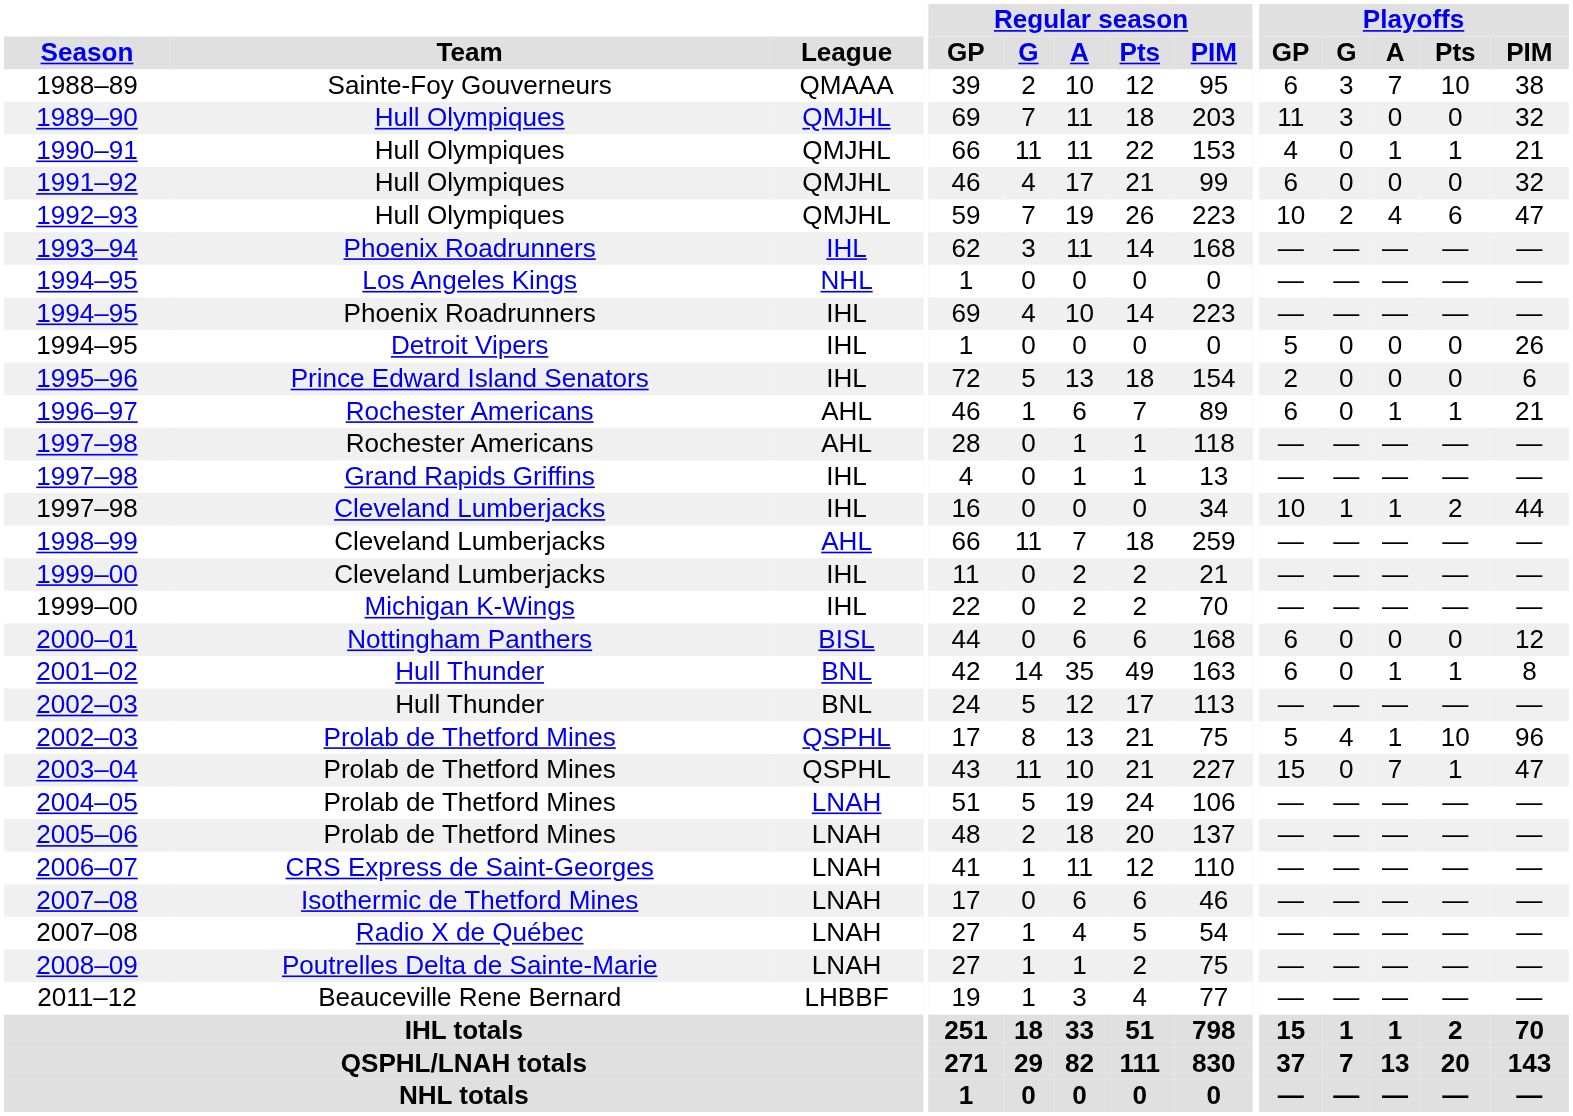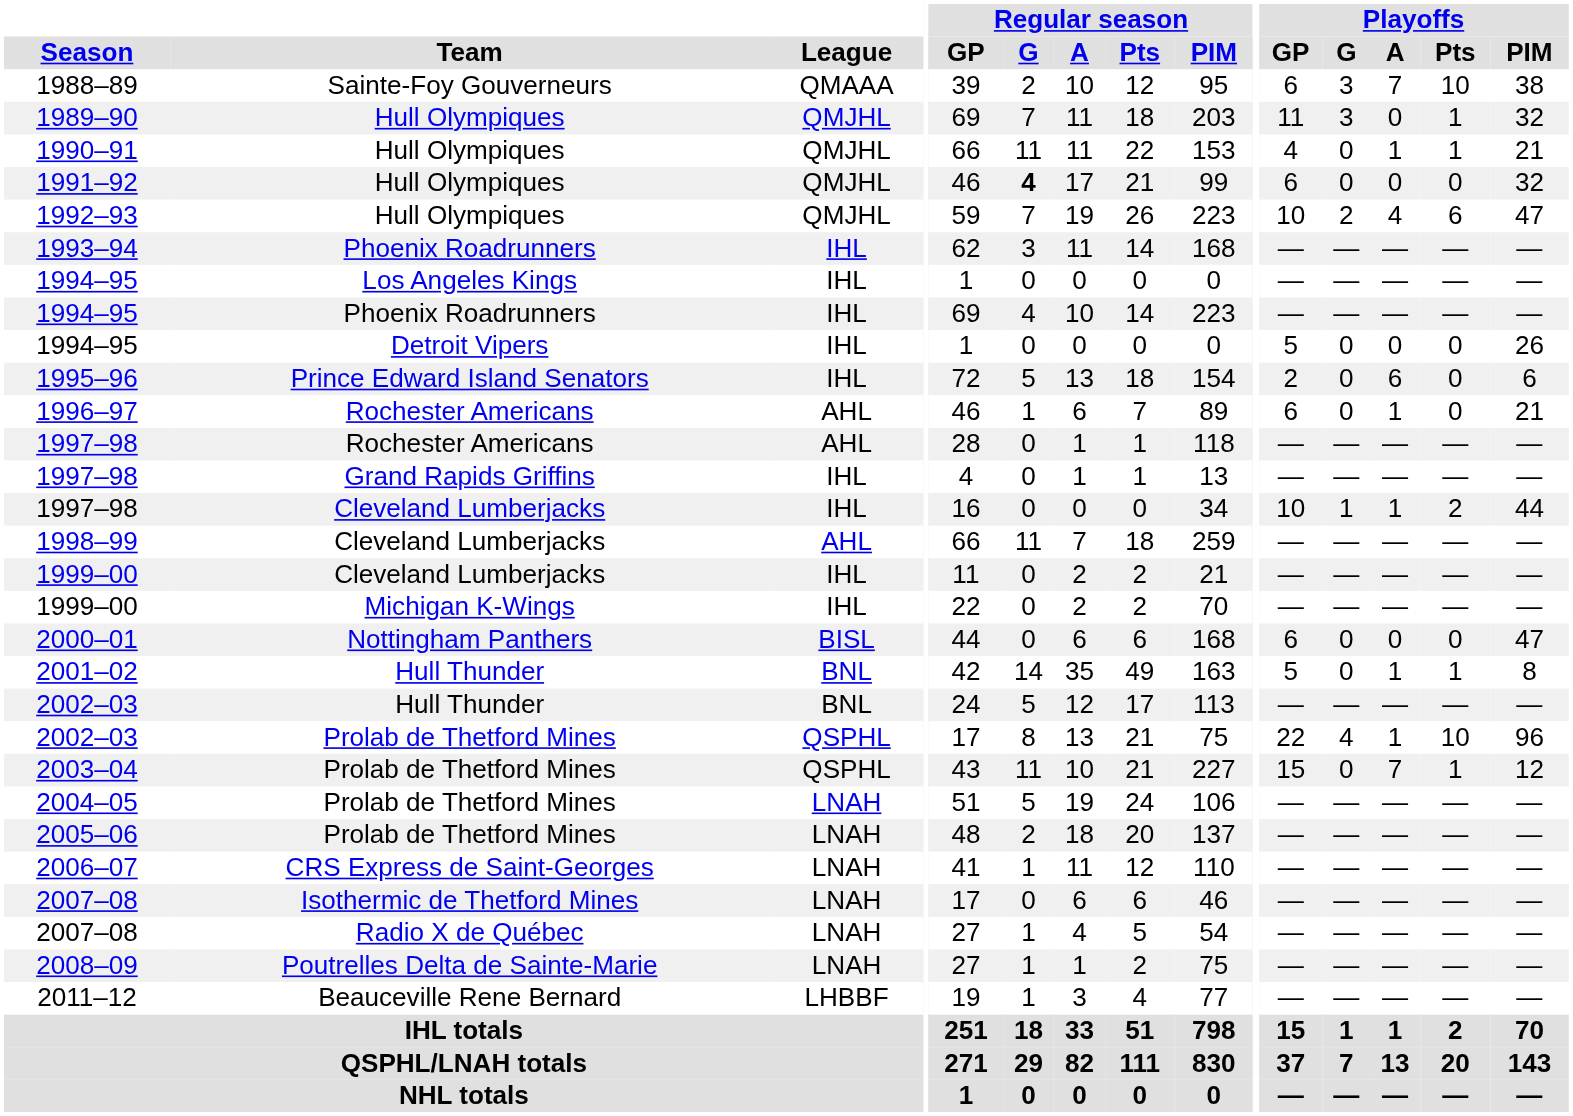(1455, 117) 0 -> (1455, 117) 1
(1028, 182) normal -> (1028, 182) bold
(847, 280) NHL -> (847, 280) IHL
(1395, 378) 0 -> (1395, 378) 6
(1455, 411) 1 -> (1455, 411) 0
(1529, 639) 12 -> (1529, 639) 47
(1291, 671) 6 -> (1291, 671) 5
(1291, 737) 5 -> (1291, 737) 22
(1529, 769) 47 -> (1529, 769) 12
